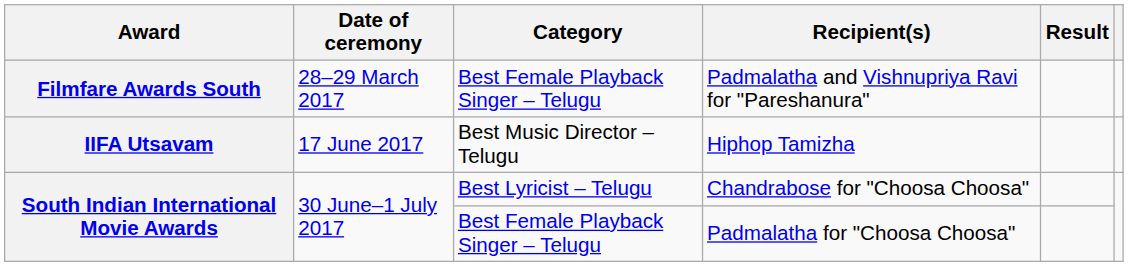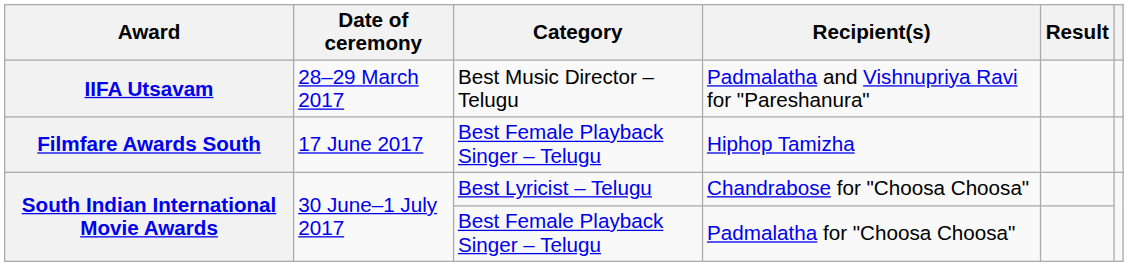(149, 88) Filmfare Awards South -> (149, 88) IIFA Utsavam
(561, 88) Best Female Playback Singer – Telugu -> (556, 88) Best Music Director – Telugu
(149, 144) IIFA Utsavam -> (149, 144) Filmfare Awards South
(556, 144) Best Music Director – Telugu -> (561, 144) Best Female Playback Singer – Telugu
